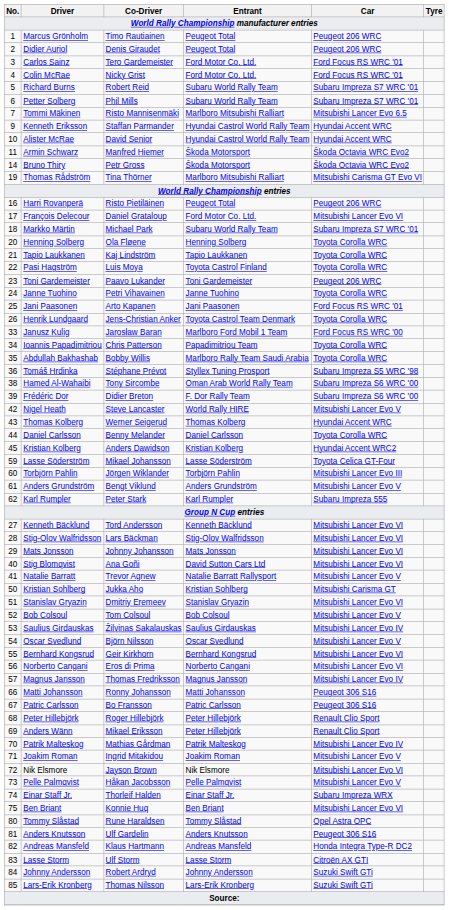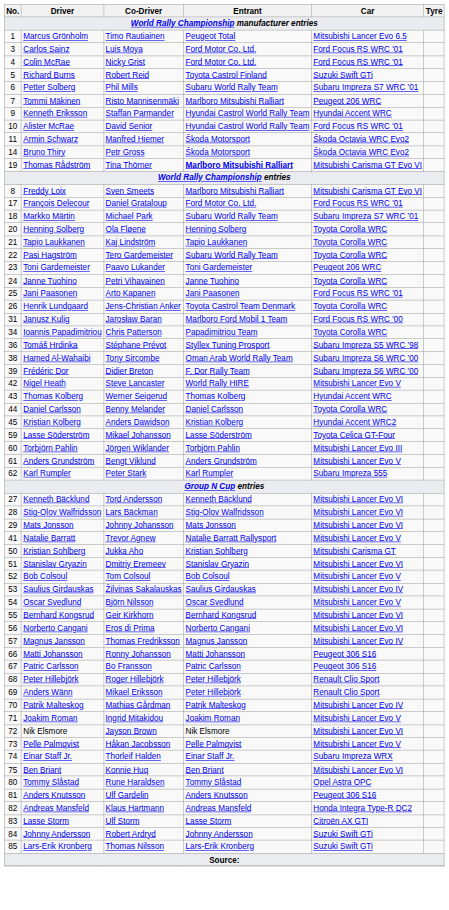(347, 36) Peugeot 206 WRC -> (360, 36) Mitsubishi Lancer Evo 6.5
- row: (45, 49)
(139, 62) Tero Gardemeister -> (124, 49) Luis Moya
(232, 88) Subaru World Rally Team -> (226, 75) Toyota Castrol Finland
(366, 88) Subaru Impreza S7 WRC '01 -> (343, 75) Suzuki Swift GTi
(360, 113) Mitsubishi Lancer Evo 6.5 -> (347, 100) Peugeot 206 WRC
(353, 139) Hyundai Accent WRC -> (358, 126) Ford Focus RS WRC '01
(235, 178) normal -> (239, 165) bold
+ row: (45, 190)
- row: (53, 203)
(358, 216) Mitsubishi Lancer Evo VI -> (358, 203) Ford Focus RS WRC '01
(124, 268) Luis Moya -> (139, 255) Tero Gardemeister
(226, 268) Toyota Castrol Finland -> (232, 255) Subaru World Rally Team
(13, 332) 33 -> (13, 319) 31
- row: (61, 358)
- row: (49, 563)
